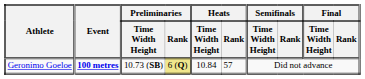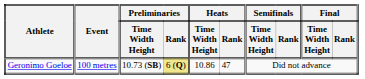(98, 66) bold -> (97, 66) normal
(206, 66) 10.84 -> (205, 66) 10.86
(228, 66) 57 -> (226, 66) 47
